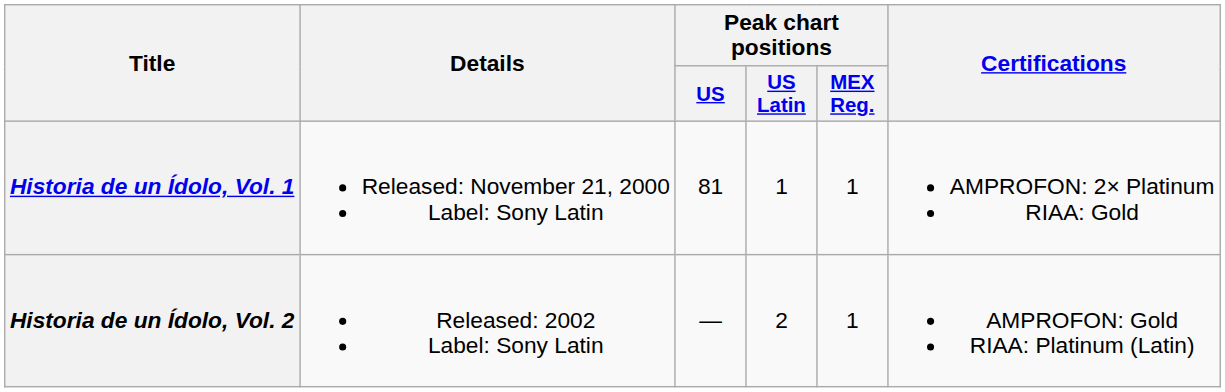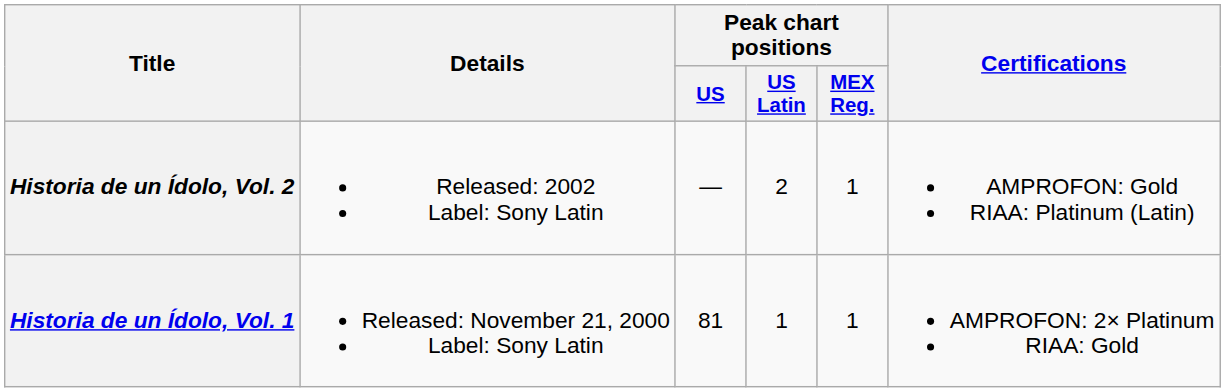rows swapped: (152, 187) <-> (152, 320)
